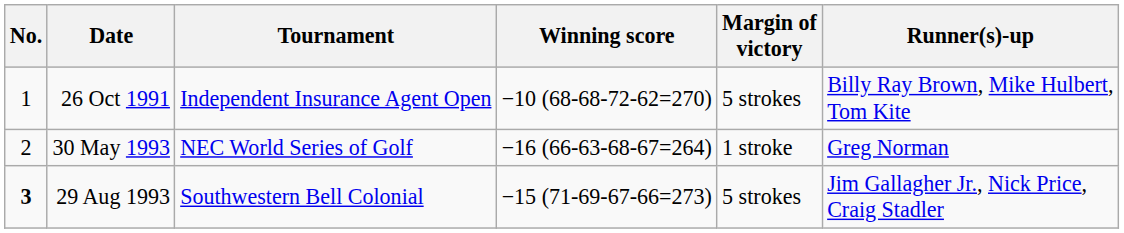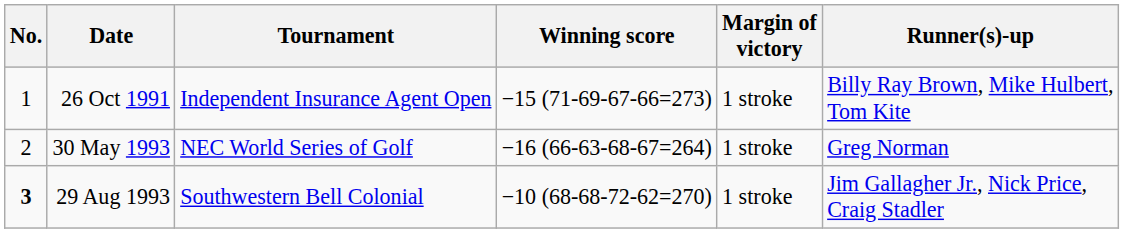(607, 98) −10 (68-68-72-62=270) -> (607, 98) −15 (71-69-67-66=273)
(762, 98) 5 strokes -> (757, 98) 1 stroke
(607, 197) −15 (71-69-67-66=273) -> (607, 197) −10 (68-68-72-62=270)
(762, 197) 5 strokes -> (757, 197) 1 stroke
